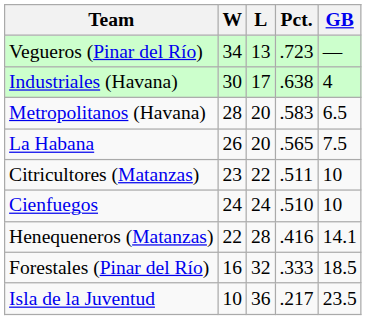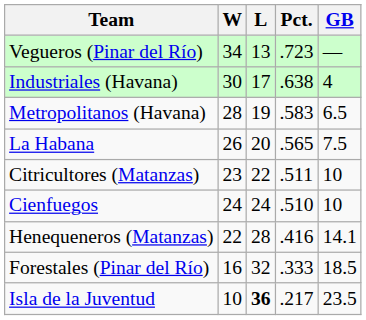(261, 112) 20 -> (261, 112) 19
(261, 298) normal -> (261, 298) bold
